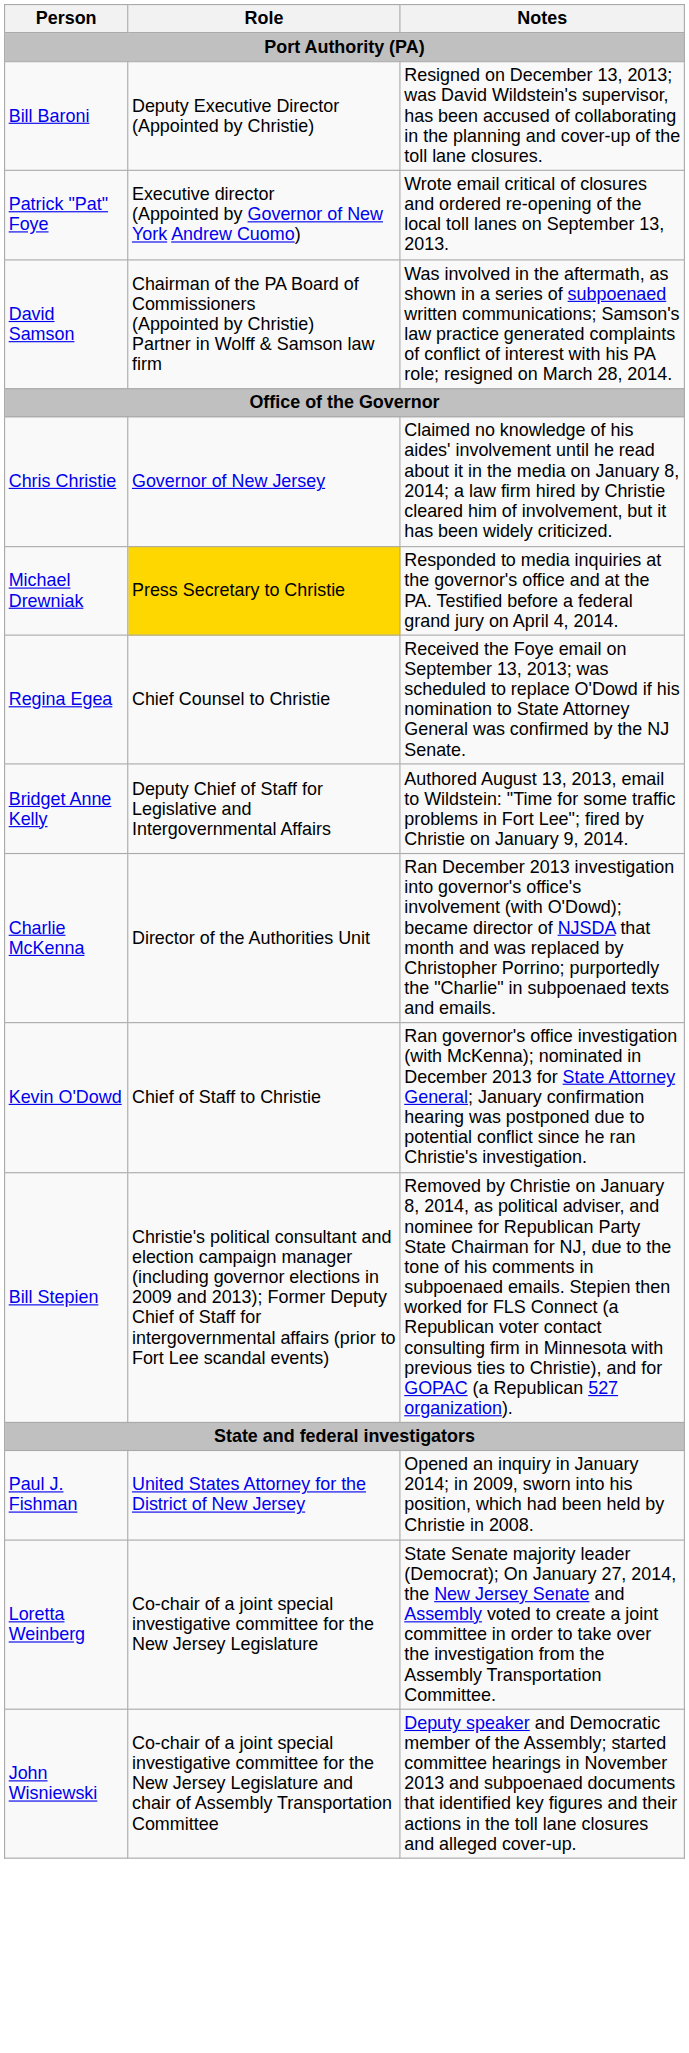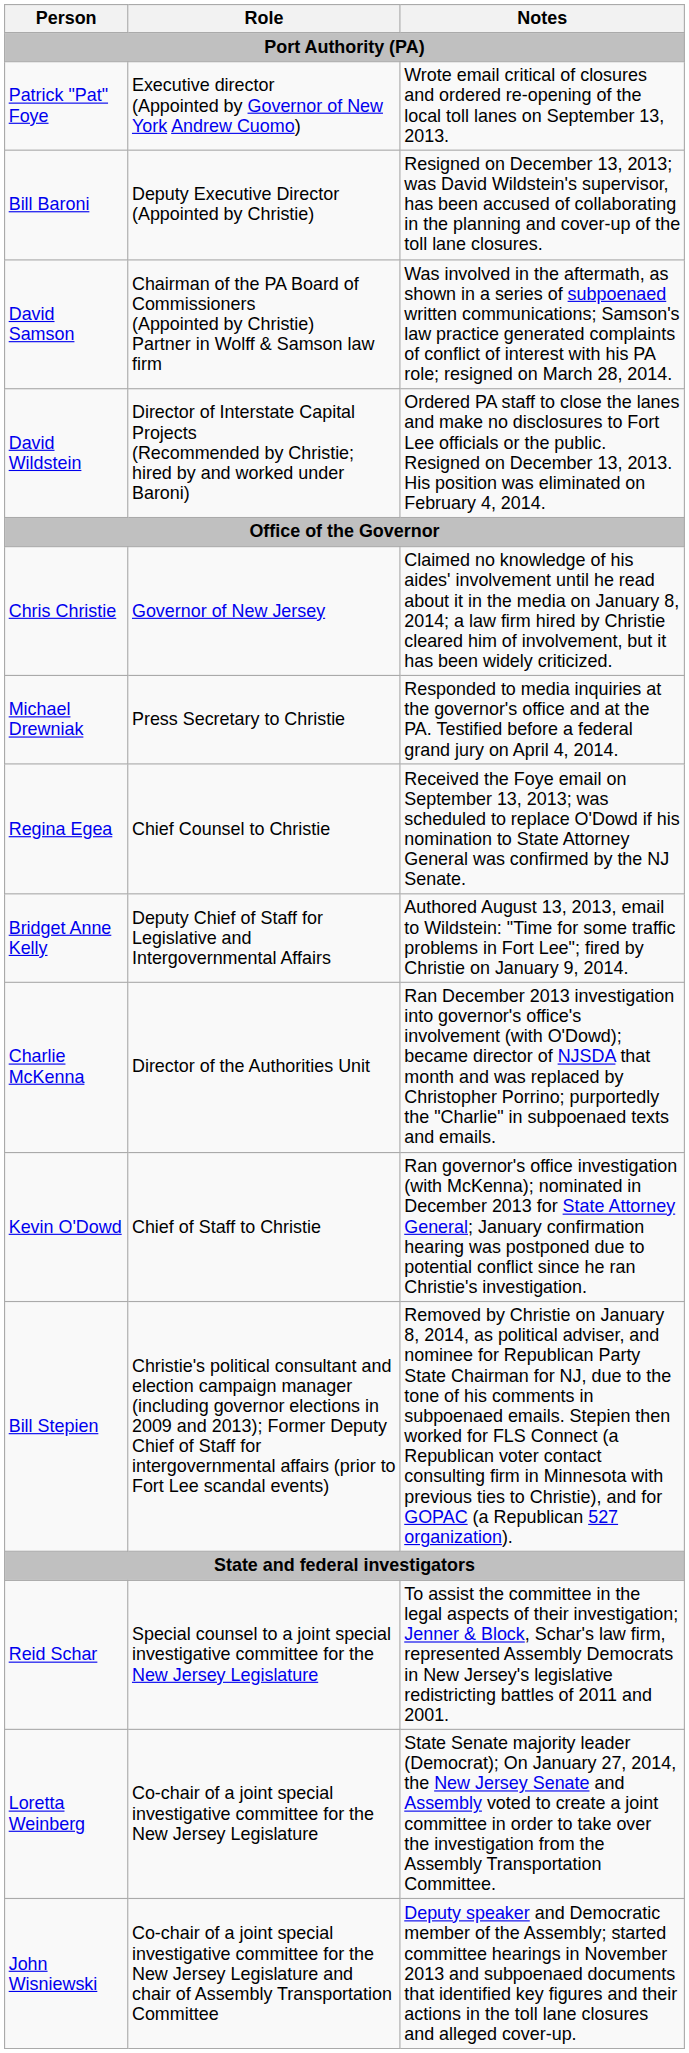rows swapped: (49, 115) <-> (58, 214)
+ row: (45, 453)
(239, 590) gold background -> (239, 719) no background
- row: (43, 1495)
+ row: (53, 1654)
